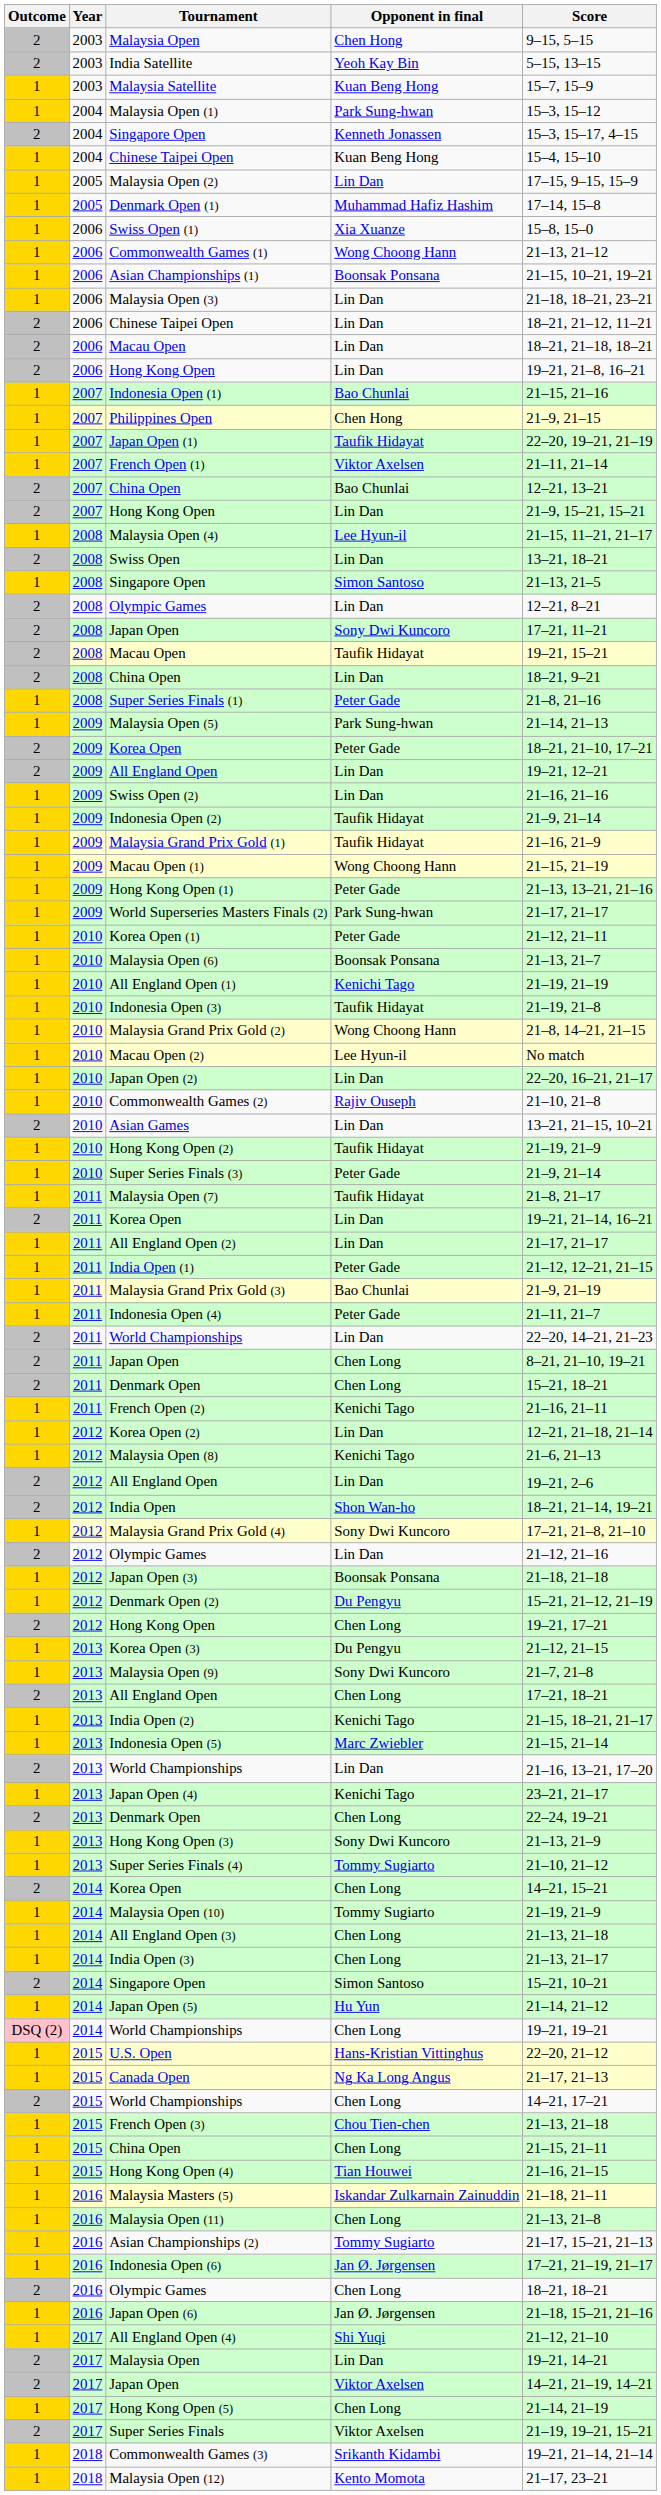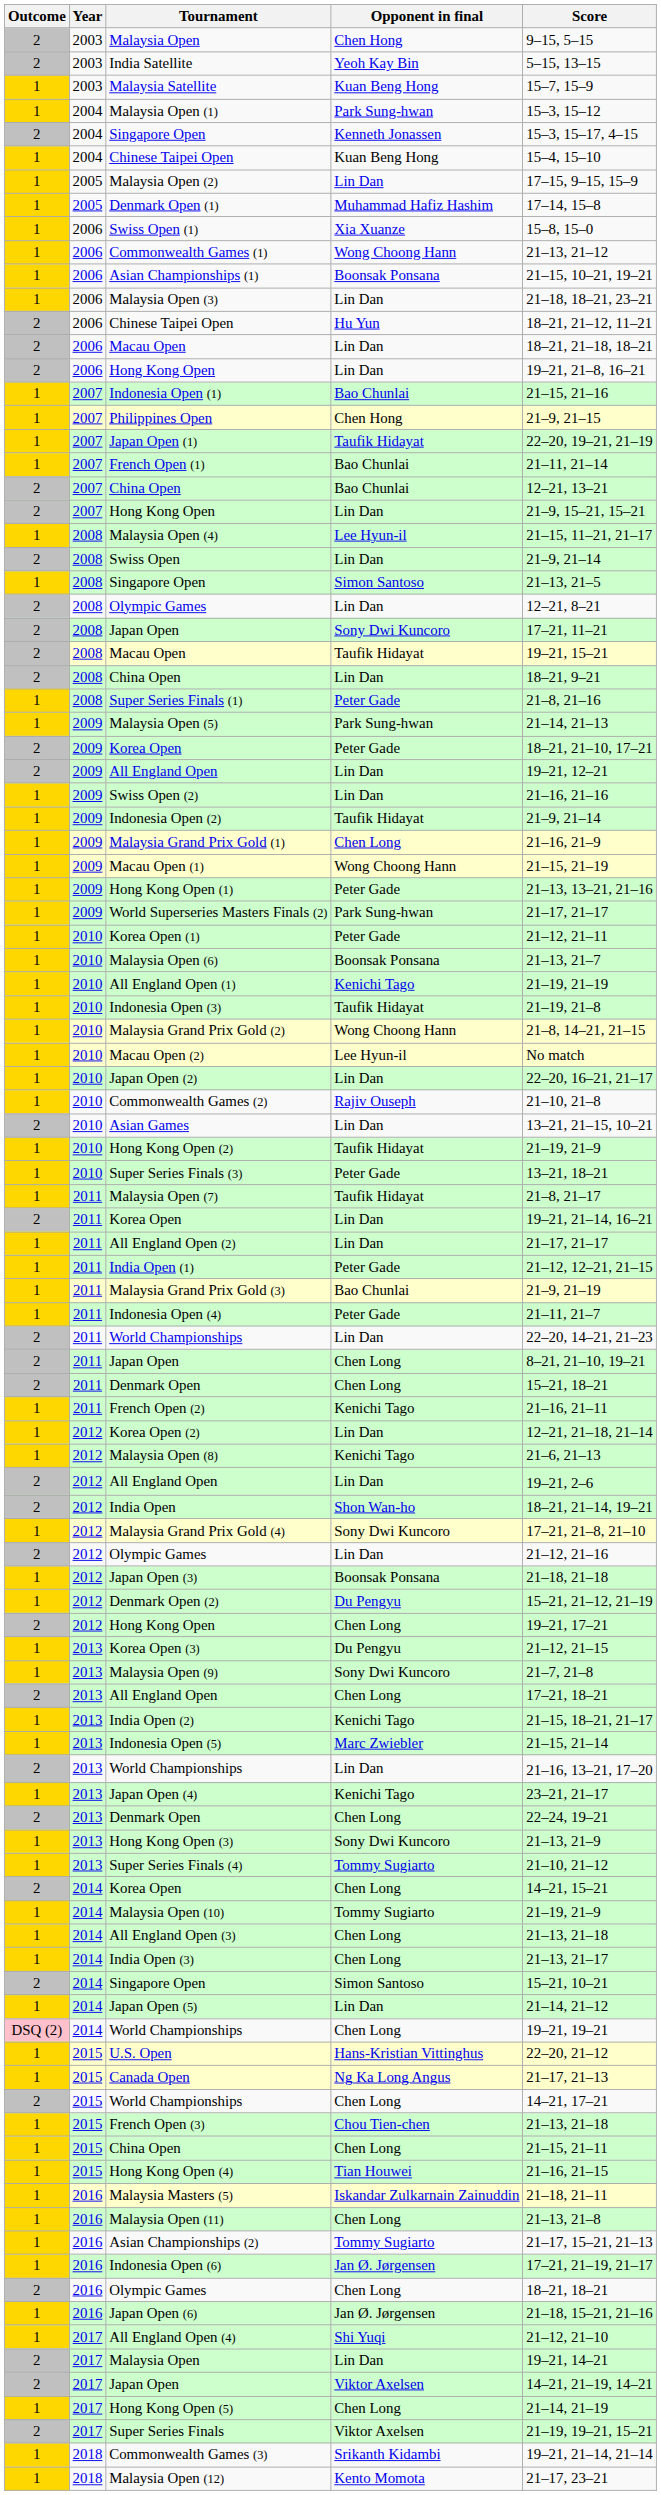(359, 323) Lin Dan -> (357, 323) Hu Yun
(379, 464) Viktor Axelsen -> (372, 464) Bao Chunlai
(567, 559) 13–21, 18–21 -> (563, 559) 21–9, 21–14
(379, 842) Taufik Hidayat -> (368, 842) Chen Long
(563, 1172) 21–9, 21–14 -> (567, 1172) 13–21, 18–21
(357, 2006) Hu Yun -> (359, 2006) Lin Dan
